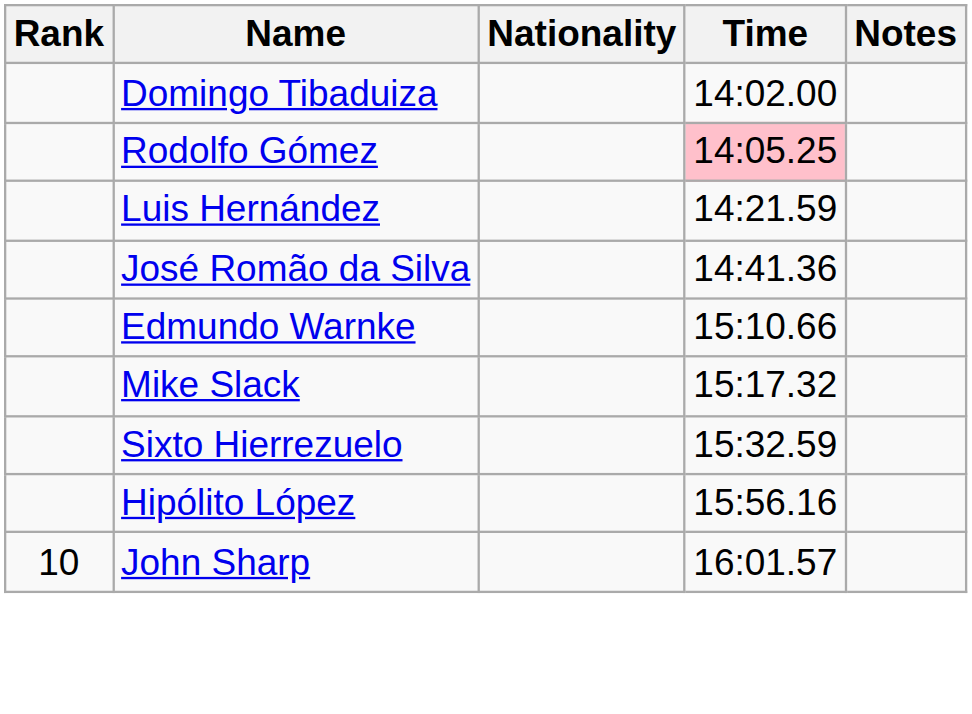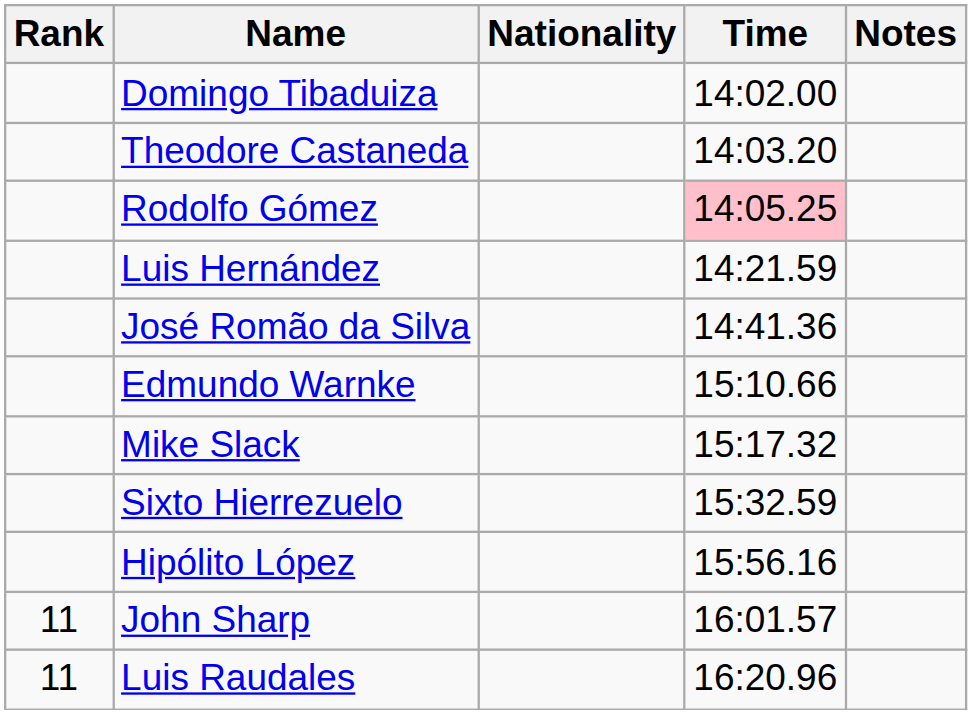+ row: (295, 151)
(59, 561) 10 -> (59, 619) 11
+ row: (238, 678)
